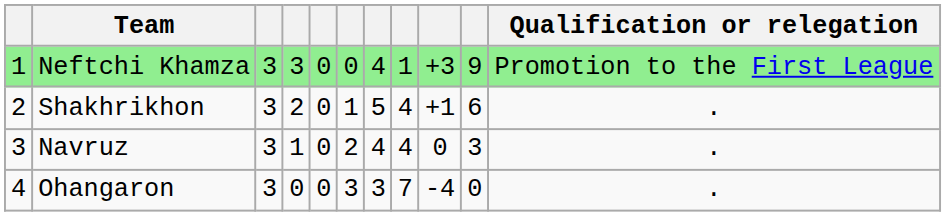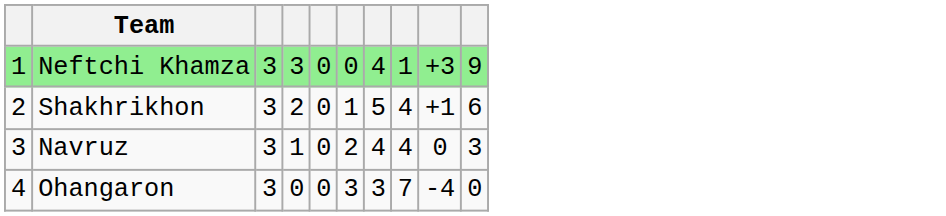- column: (714, 26)
